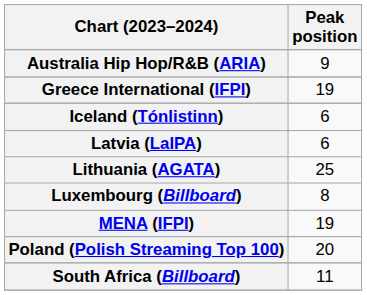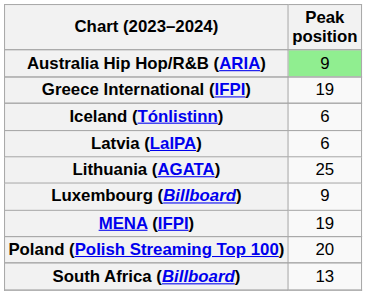(325, 63) no background -> (325, 63) lightgreen background
(325, 196) 8 -> (325, 196) 9
(325, 276) 11 -> (325, 276) 13
